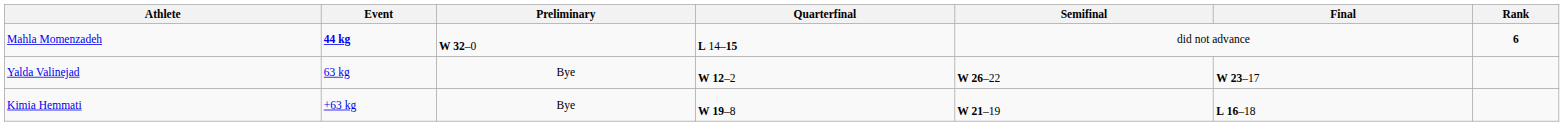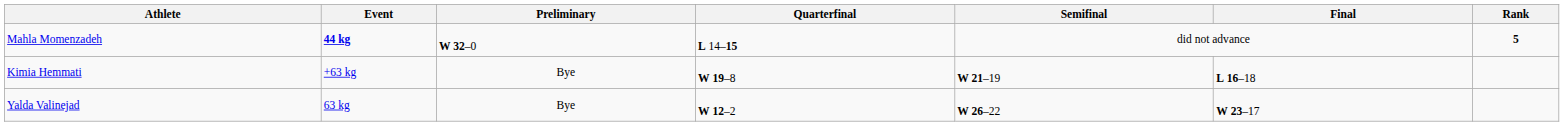(1516, 40) 6 -> (1516, 40) 5
rows swapped: (43, 72) <-> (44, 105)
